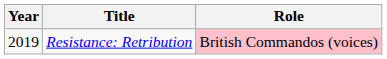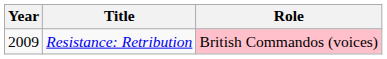(24, 41) 2019 -> (24, 41) 2009
